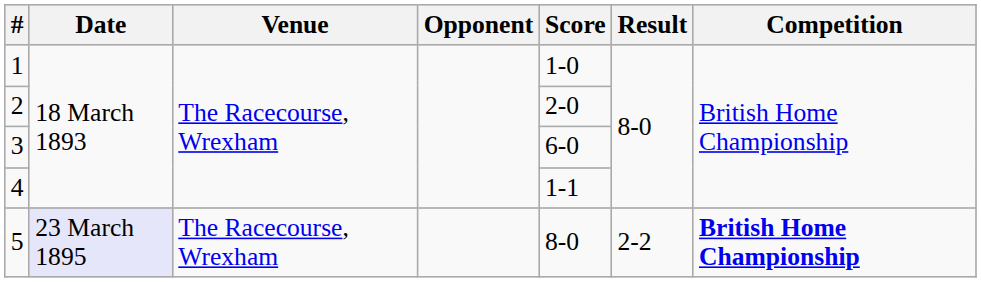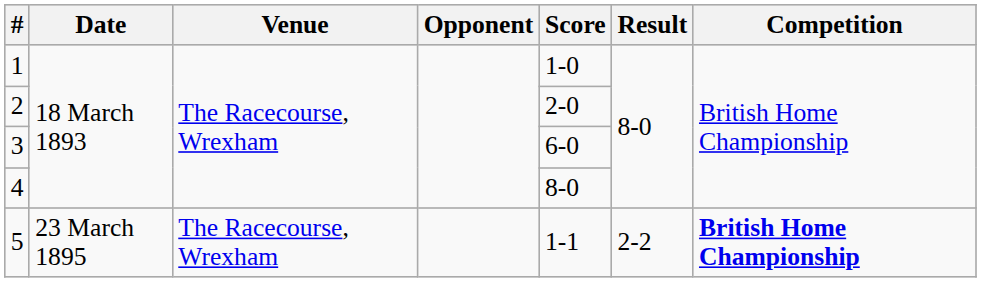(562, 187) 1-1 -> (562, 187) 8-0
(85, 242) lavender background -> (85, 242) no background
(562, 242) 8-0 -> (562, 242) 1-1
